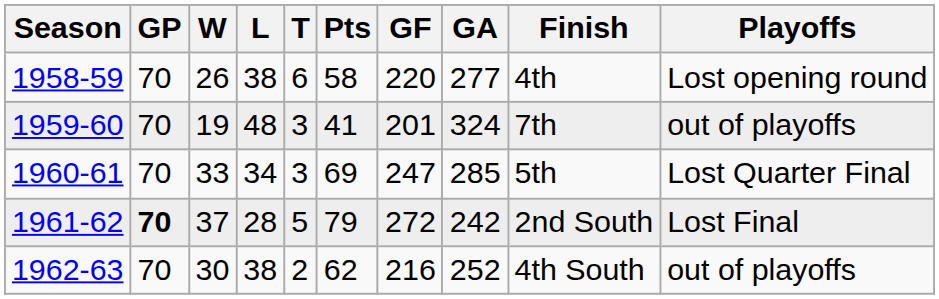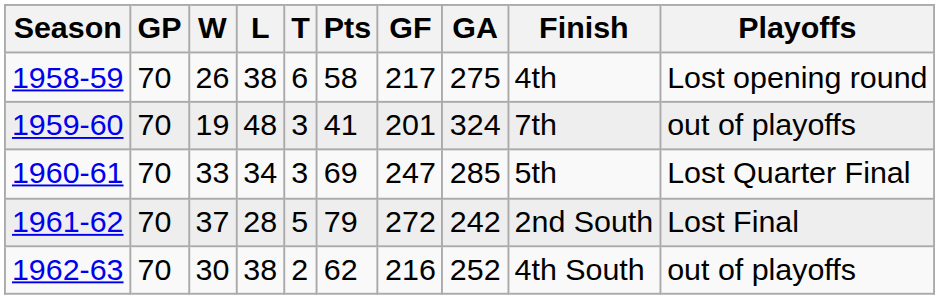(410, 76) 220 -> (410, 76) 217
(475, 76) 277 -> (475, 76) 275
(154, 221) bold -> (154, 221) normal
